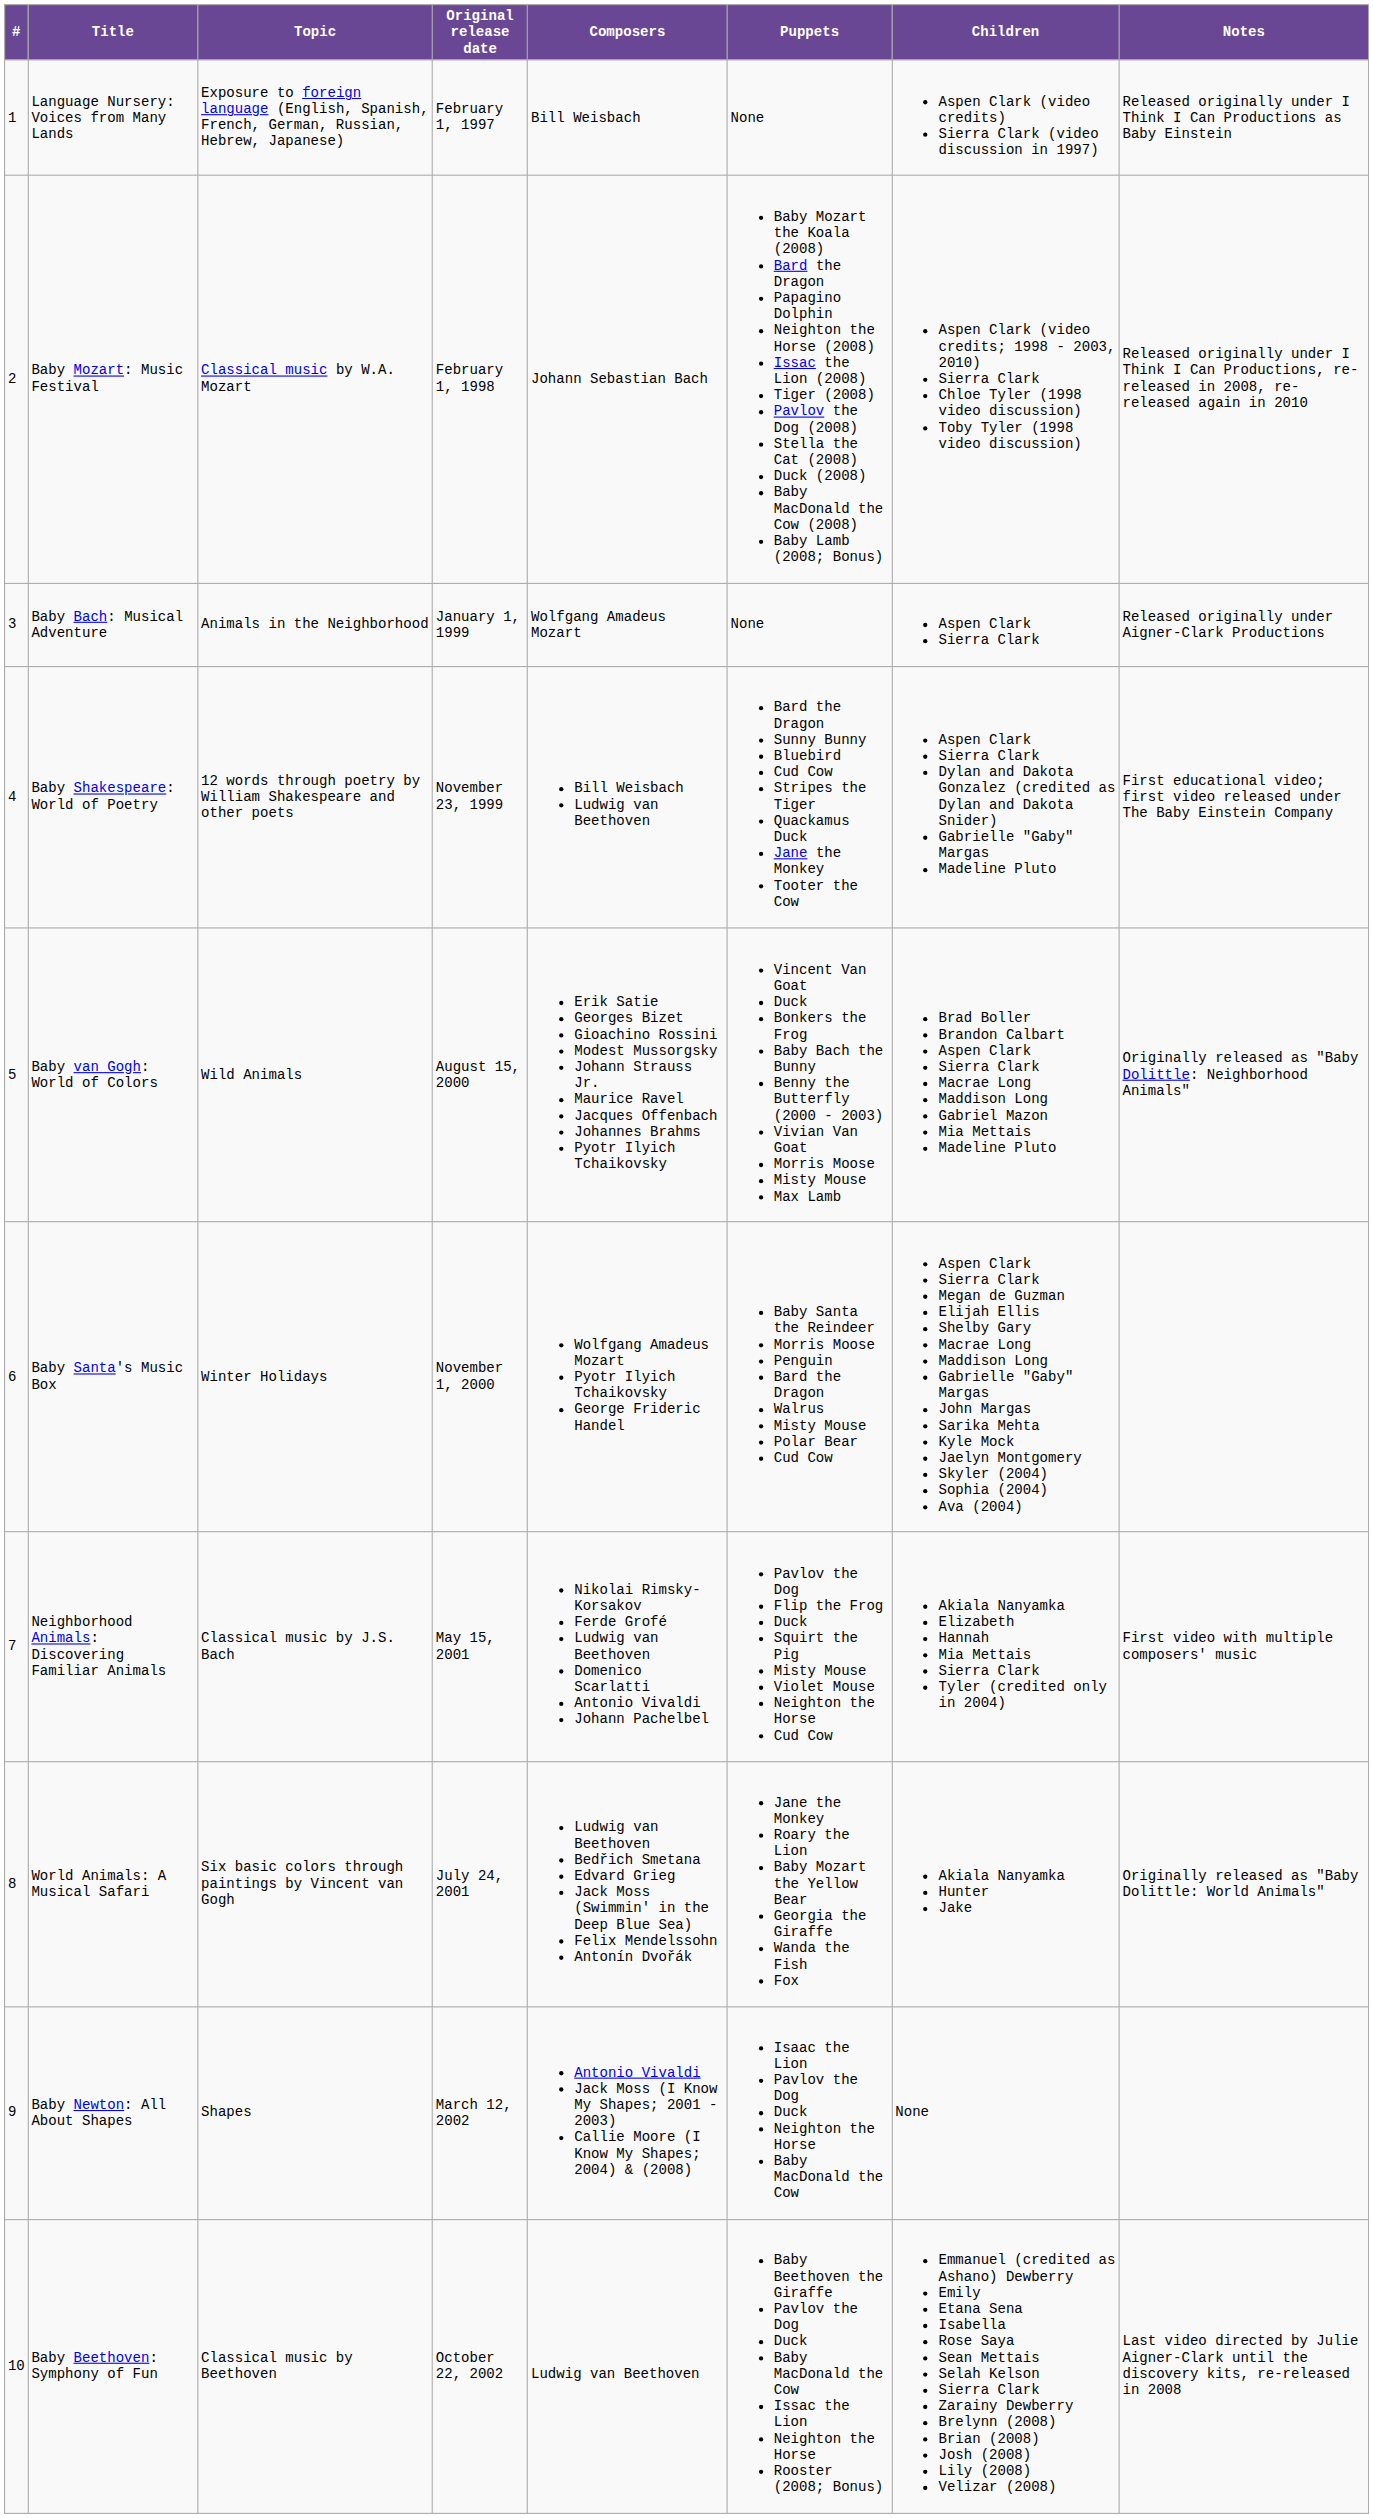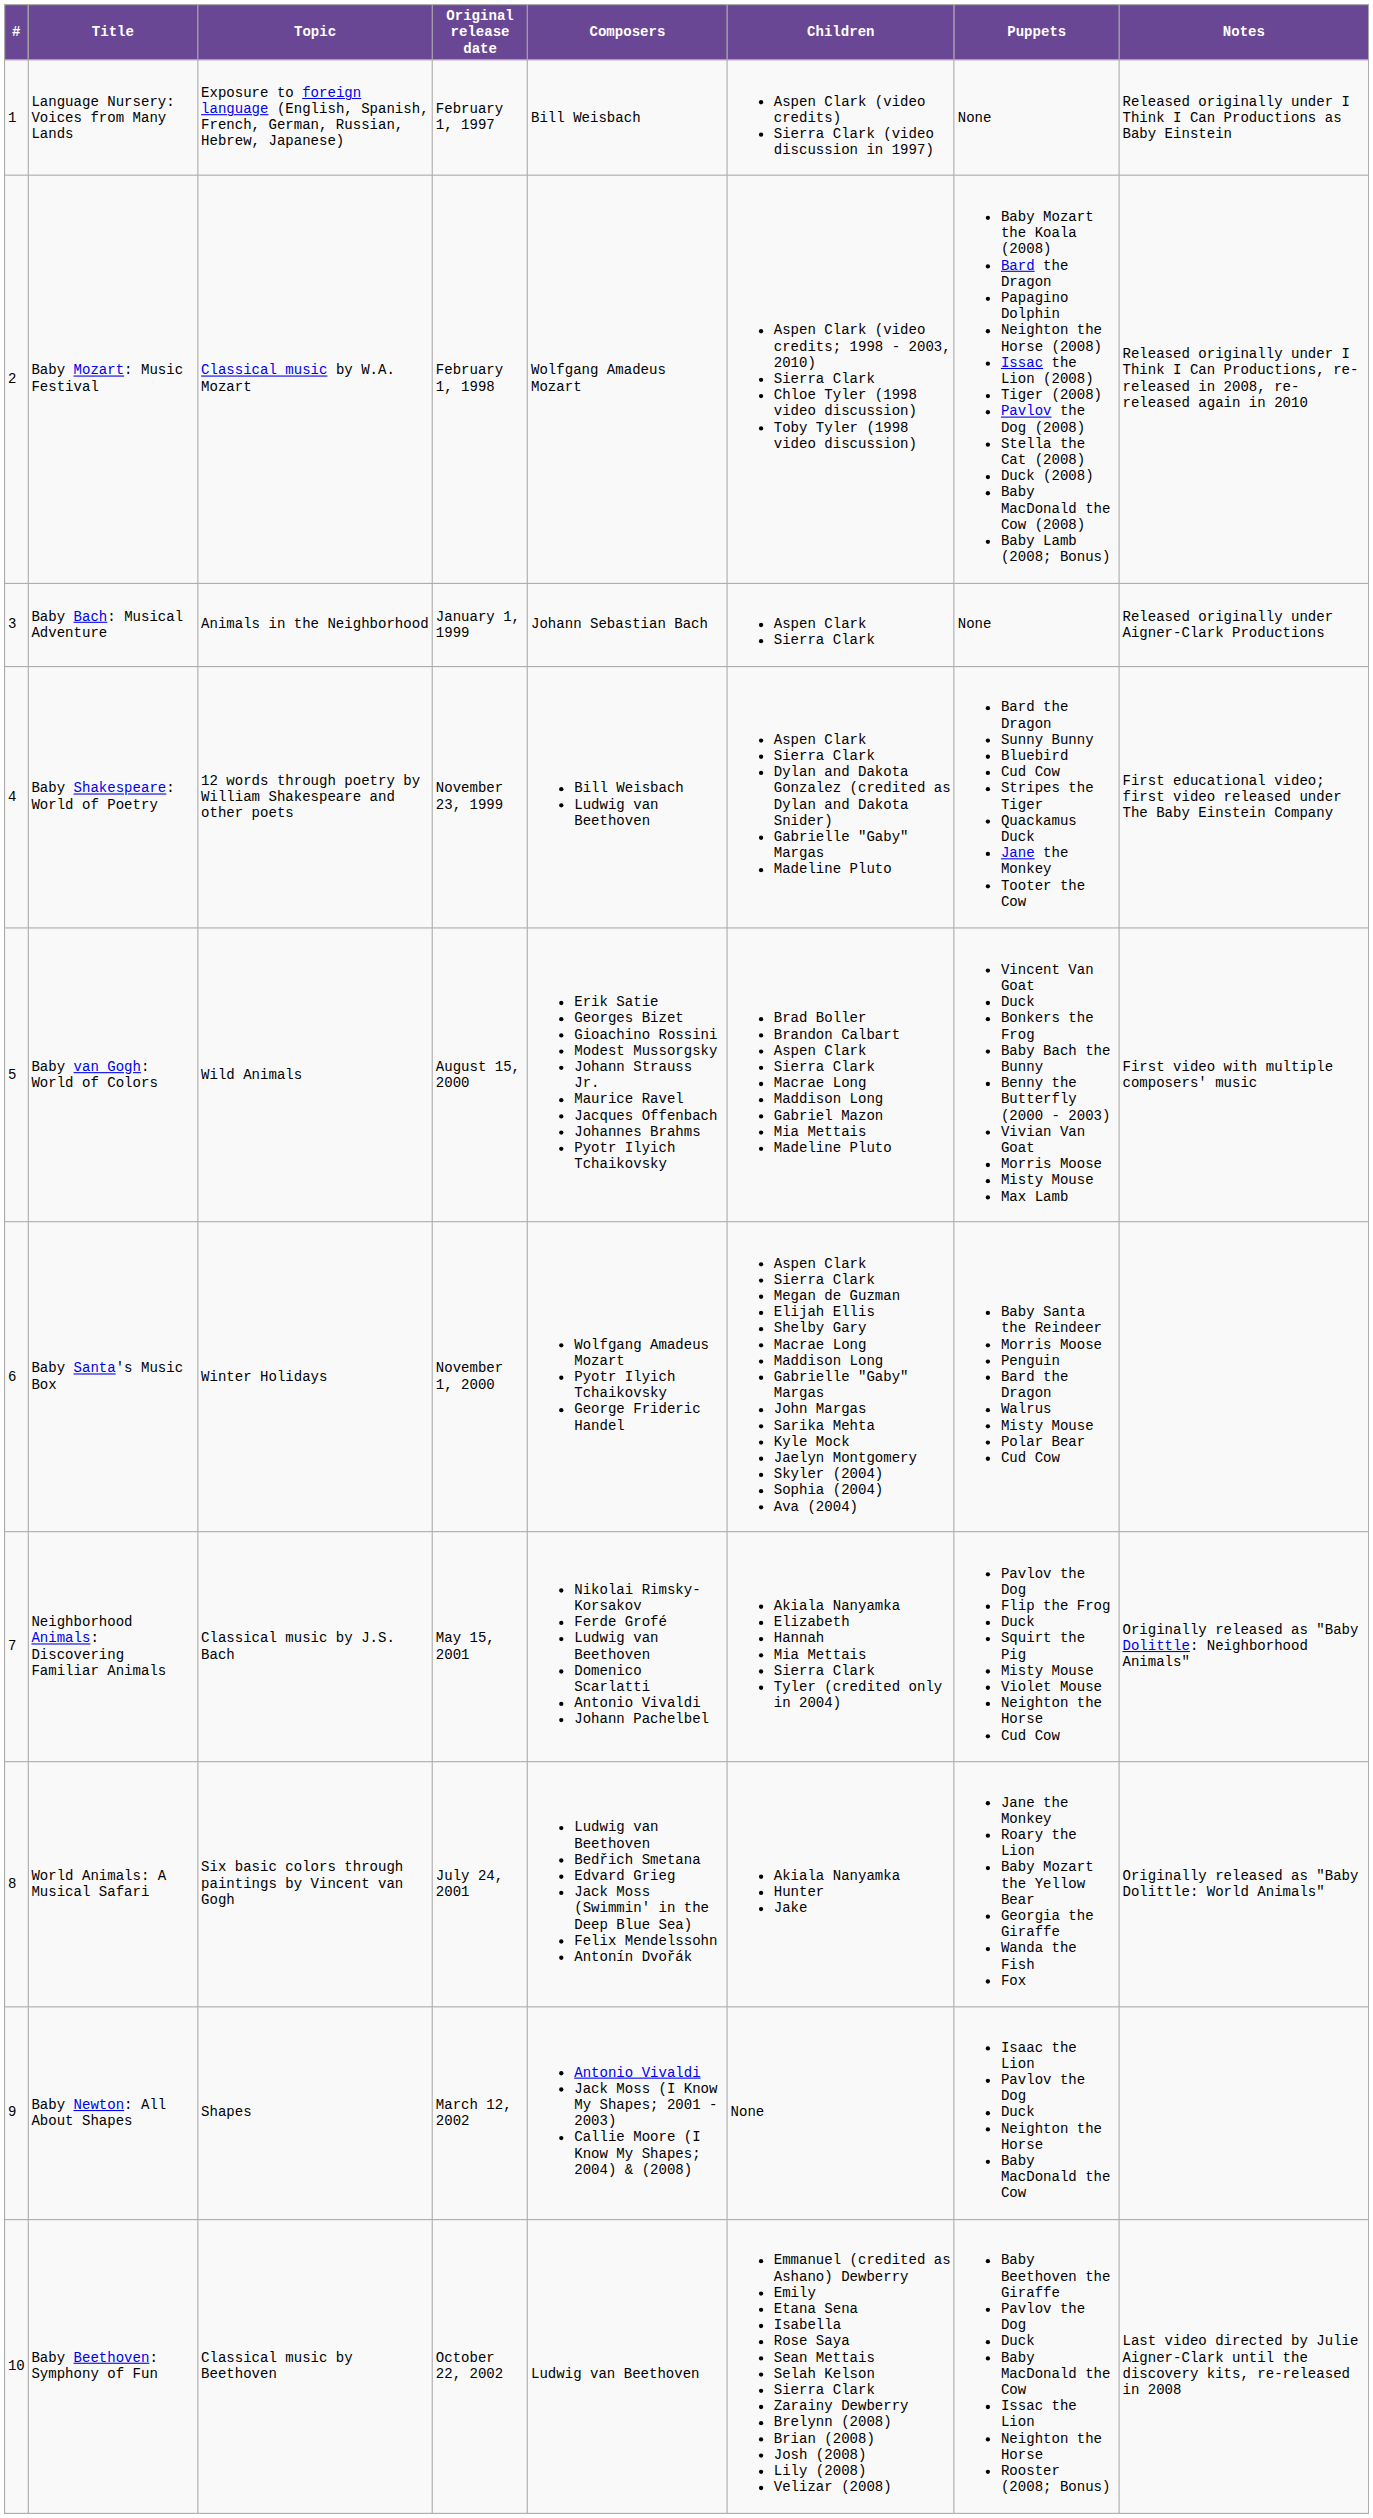columns swapped: (810, 32) <-> (1006, 32)
(619, 379) Johann Sebastian Bach -> (598, 379) Wolfgang Amadeus Mozart
(598, 625) Wolfgang Amadeus Mozart -> (619, 625) Johann Sebastian Bach
(1240, 1075) Originally released as "Baby Dolittle: Neighborhood Animals" -> (1228, 1075) First video with multiple composers' music
(1228, 1647) First video with multiple composers' music -> (1240, 1647) Originally released as "Baby Dolittle: Neighborhood Animals"
